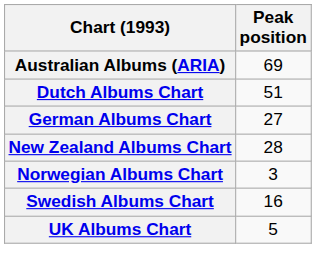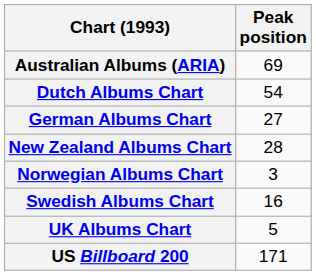(273, 92) 51 -> (273, 92) 54
+ row: (120, 256)
